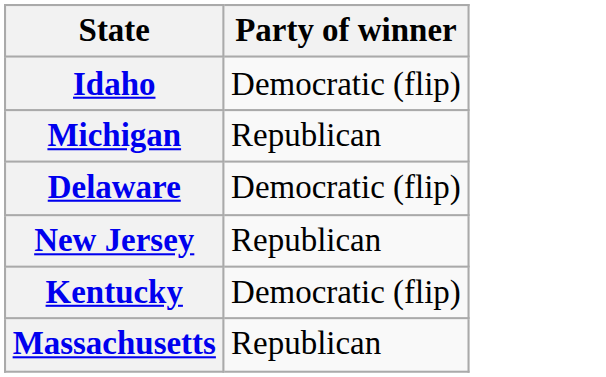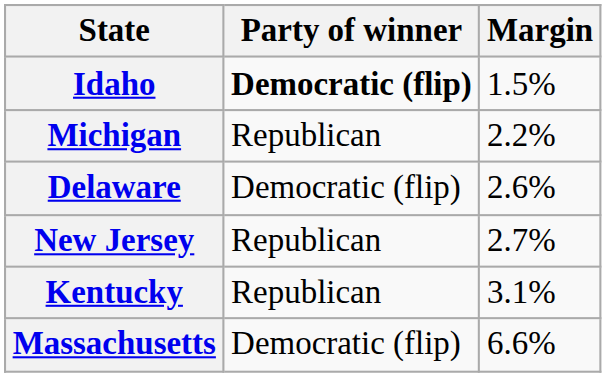+ column: (540, 30)
(346, 82) normal -> (351, 82) bold
(346, 291) Democratic (flip) -> (306, 291) Republican
(306, 344) Republican -> (346, 344) Democratic (flip)
